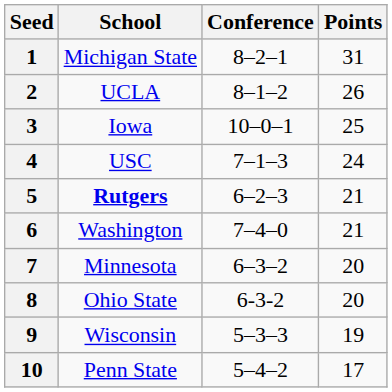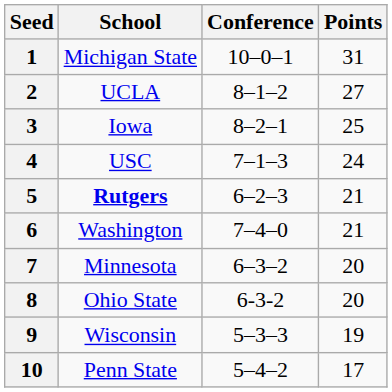(260, 56) 8–2–1 -> (260, 56) 10–0–1
(353, 91) 26 -> (353, 91) 27
(260, 126) 10–0–1 -> (260, 126) 8–2–1
